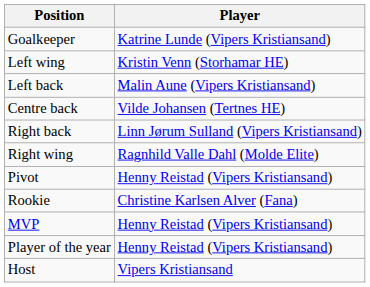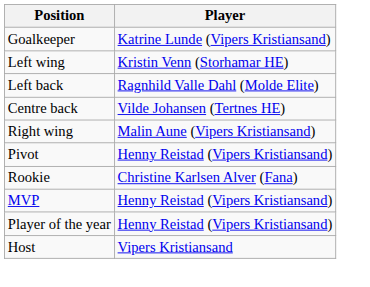(216, 85) Malin Aune (Vipers Kristiansand) -> (218, 85) Ragnhild Valle Dahl (Molde Elite)
- row: (40, 131)
(218, 154) Ragnhild Valle Dahl (Molde Elite) -> (216, 131) Malin Aune (Vipers Kristiansand)
